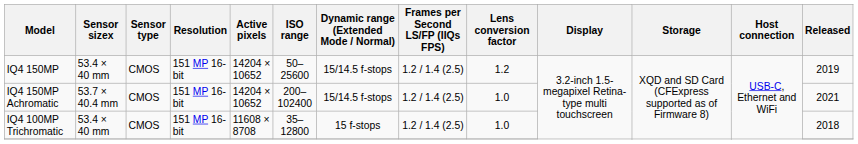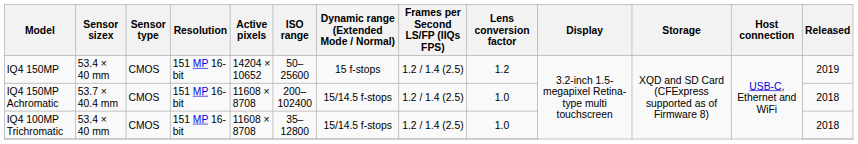(358, 70) 15/14.5 f-stops -> (358, 70) 15 f-stops
(252, 97) 14204 × 10652 -> (251, 97) 11608 × 8708
(828, 97) 2021 -> (828, 97) 2018
(358, 125) 15 f-stops -> (358, 125) 15/14.5 f-stops
